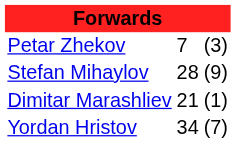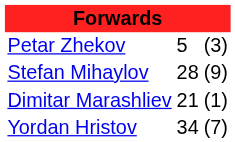(182, 45) 7 -> (182, 45) 5
